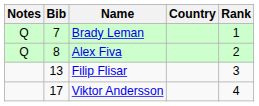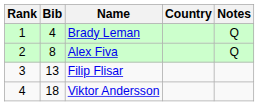columns swapped: (236, 14) <-> (24, 14)
(56, 33) 7 -> (52, 33) 4
(56, 91) 17 -> (52, 91) 18
